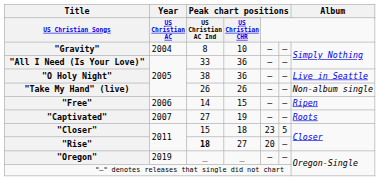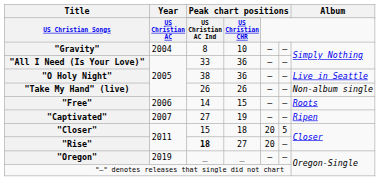(305, 103) Ripen -> (305, 103) Roots
(305, 117) Roots -> (305, 117) Ripen
(270, 130) 23 -> (270, 130) 20
